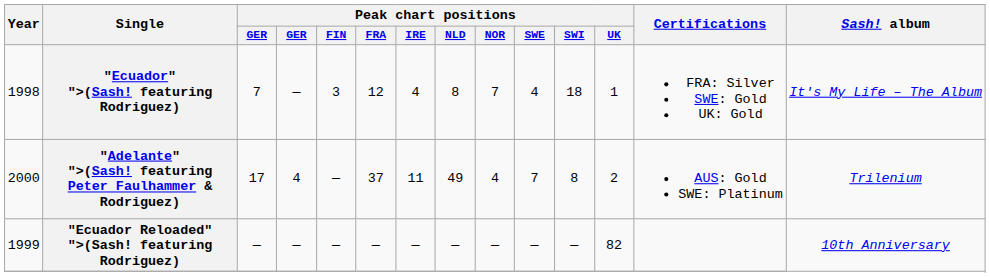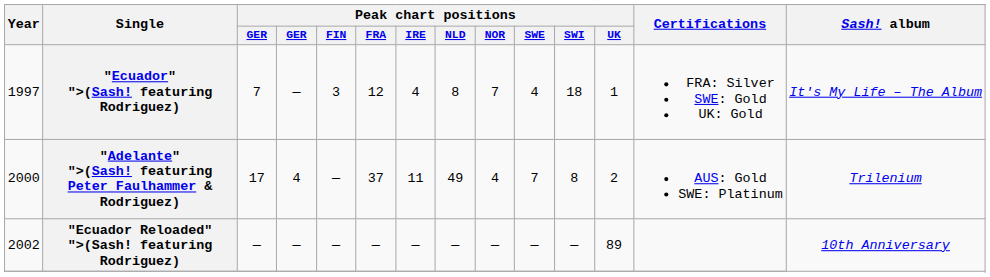(24, 92) 1998 -> (24, 92) 1997
(24, 245) 1999 -> (24, 245) 2002
(614, 245) 82 -> (614, 245) 89
